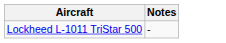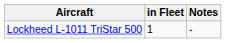+ column: (166, 12)
